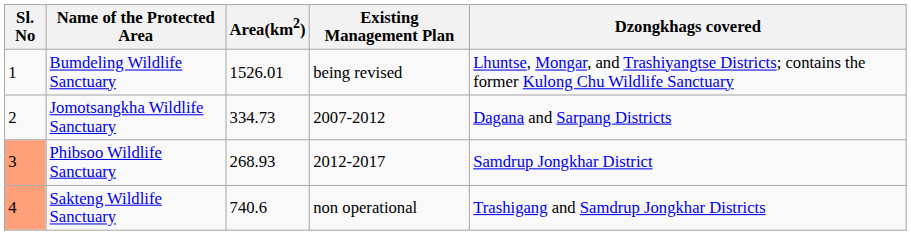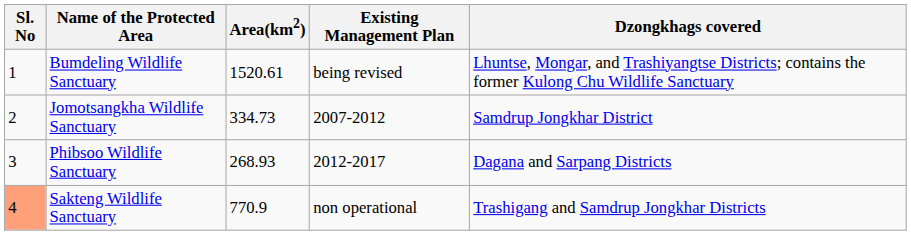(257, 72) 1526.01 -> (257, 72) 1520.61
(572, 117) Dagana and Sarpang Districts -> (563, 117) Samdrup Jongkhar District
(13, 162) lightsalmon background -> (13, 162) no background
(563, 162) Samdrup Jongkhar District -> (572, 162) Dagana and Sarpang Districts
(248, 207) 740.6 -> (248, 207) 770.9
